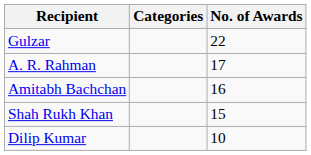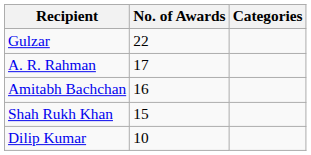columns swapped: (168, 16) <-> (256, 16)
